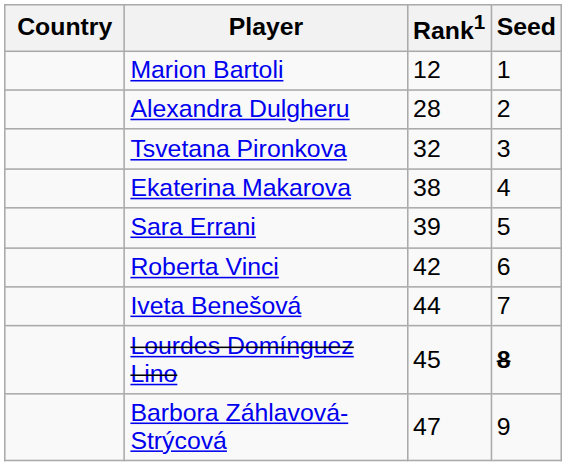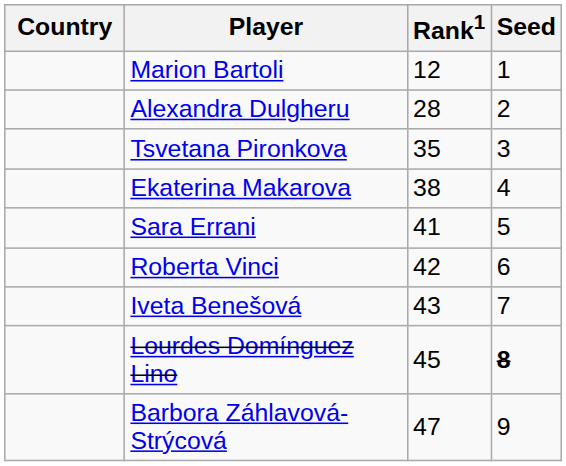(427, 148) 32 -> (427, 148) 35
(427, 227) 39 -> (427, 227) 41
(427, 306) 44 -> (427, 306) 43
